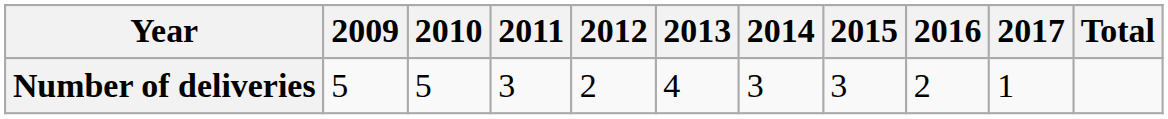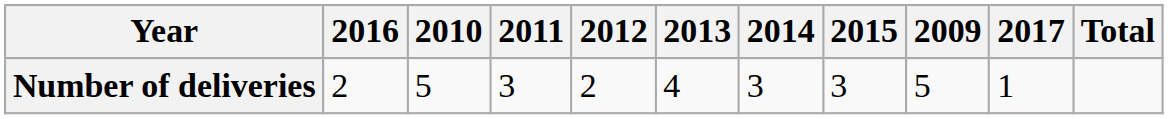columns swapped: (365, 31) <-> (948, 31)
